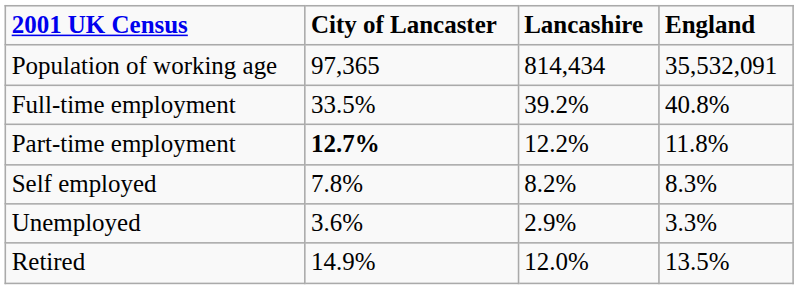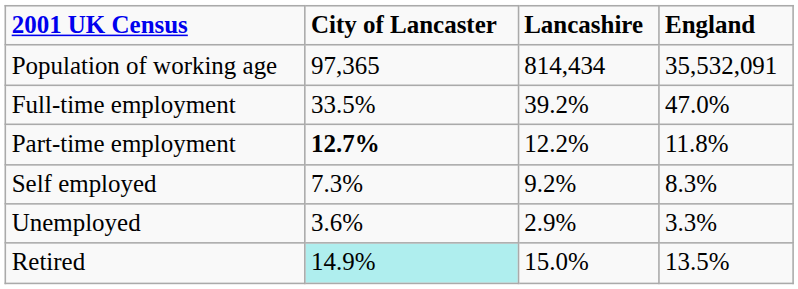(697, 104) 40.8% -> (697, 104) 47.0%
(337, 183) 7.8% -> (337, 183) 7.3%
(550, 183) 8.2% -> (550, 183) 9.2%
(343, 262) no background -> (343, 262) paleturquoise background
(556, 262) 12.0% -> (556, 262) 15.0%
